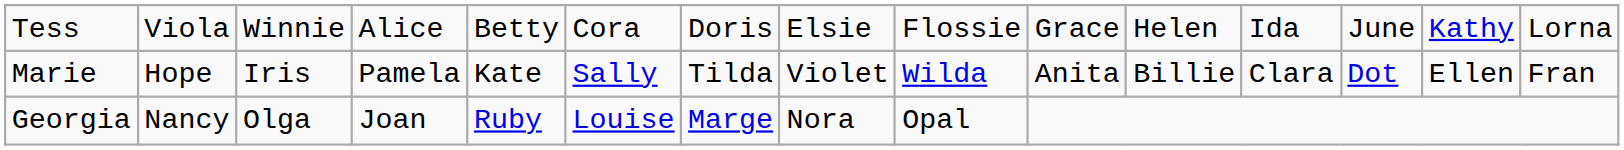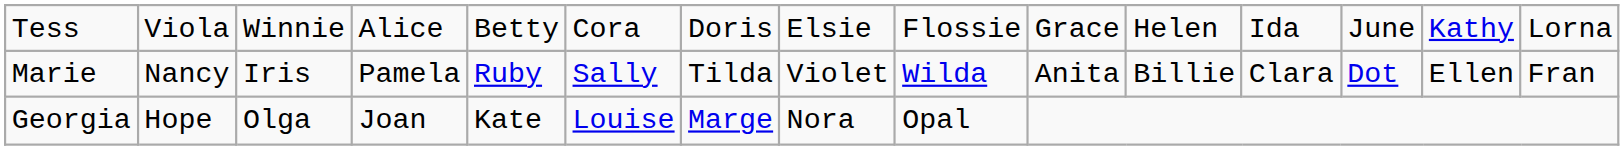(178, 74) Hope -> (187, 74) Nancy
(508, 74) Kate -> (508, 74) Ruby
(187, 121) Nancy -> (178, 121) Hope
(508, 121) Ruby -> (508, 121) Kate
